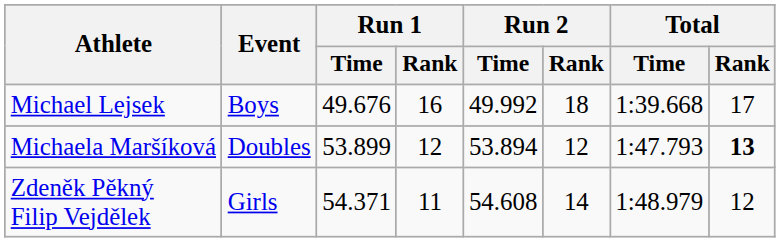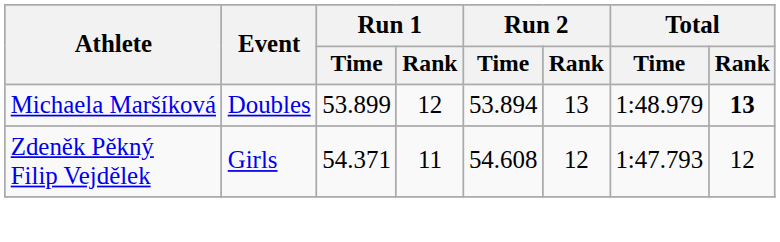- row: (88, 105)
(576, 146) 12 -> (576, 105) 13
(659, 146) 1:47.793 -> (659, 105) 1:48.979
(576, 202) 14 -> (576, 161) 12
(659, 202) 1:48.979 -> (659, 161) 1:47.793
